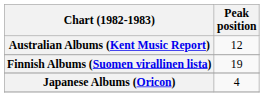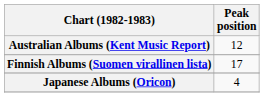(237, 63) 19 -> (237, 63) 17
